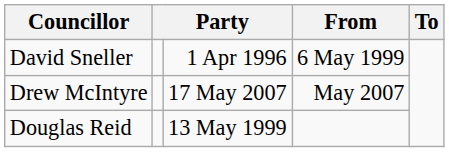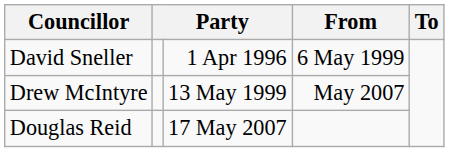(227, 92) 17 May 2007 -> (227, 92) 13 May 1999
(227, 127) 13 May 1999 -> (227, 127) 17 May 2007
